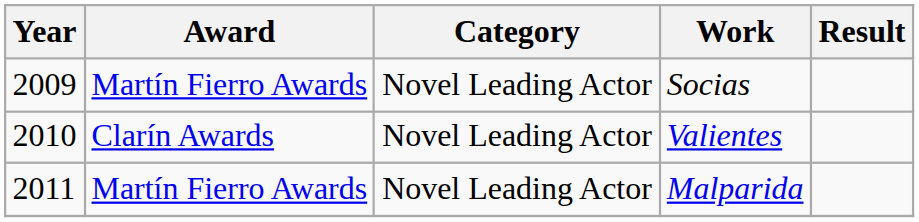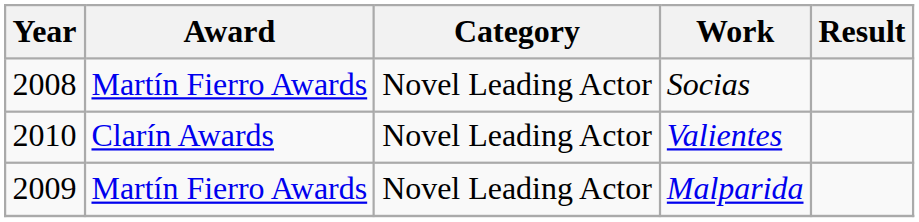(45, 83) 2009 -> (45, 83) 2008
(44, 189) 2011 -> (45, 189) 2009
